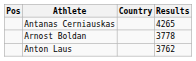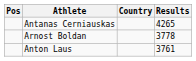(166, 50) 3762 -> (166, 50) 3761
